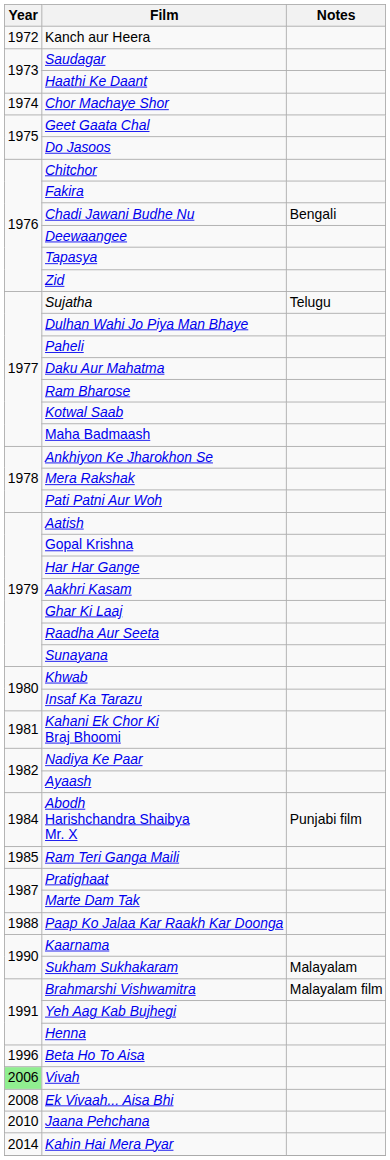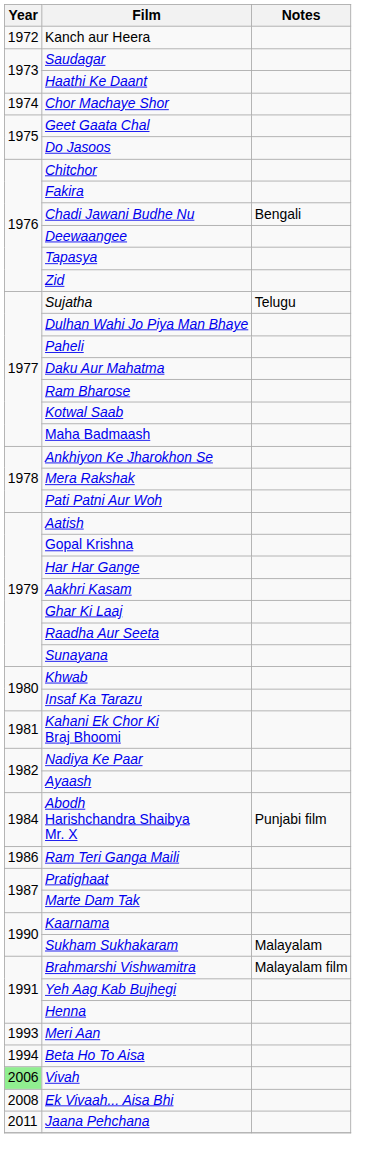(23, 857) 1985 -> (23, 857) 1986
- row: (164, 923)
+ row: (73, 1033)
(23, 1055) 1996 -> (23, 1055) 1994
(23, 1122) 2010 -> (23, 1122) 2011
- row: (109, 1144)
